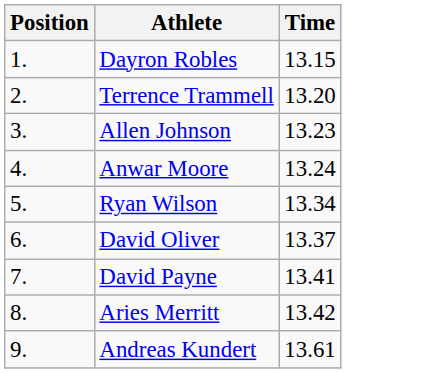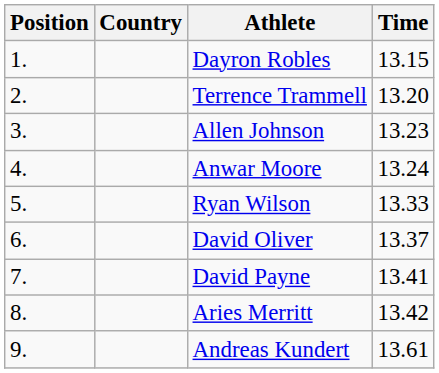+ column: (141, 22)
(310, 204) 13.34 -> (403, 204) 13.33
